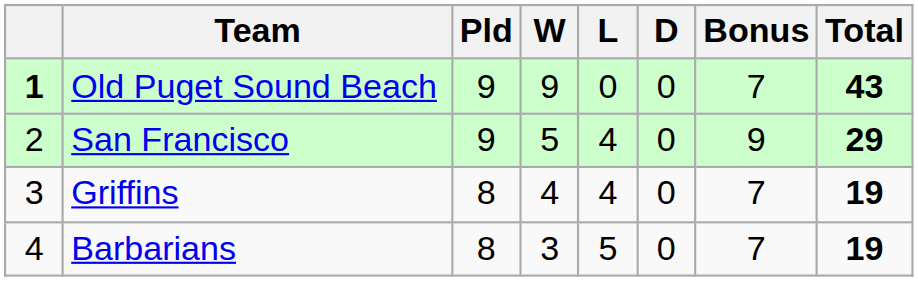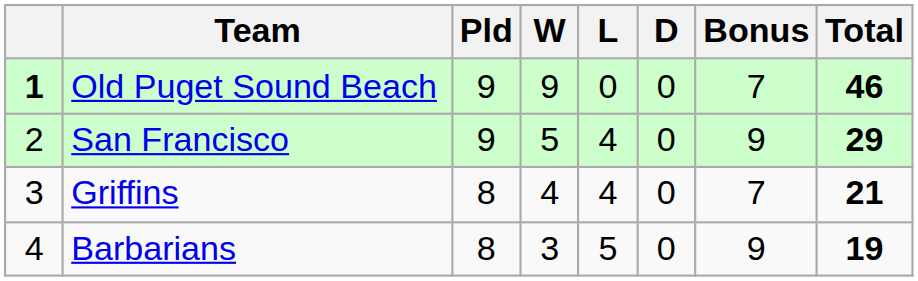(865, 85) 43 -> (865, 85) 46
(865, 193) 19 -> (865, 193) 21
(756, 247) 7 -> (756, 247) 9
